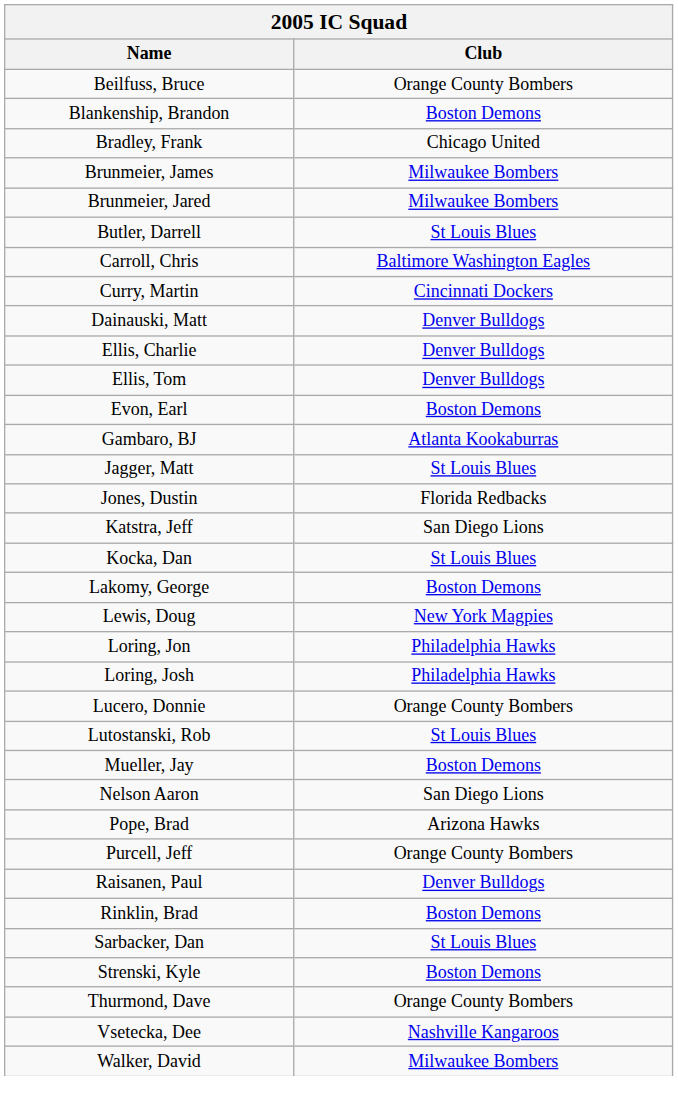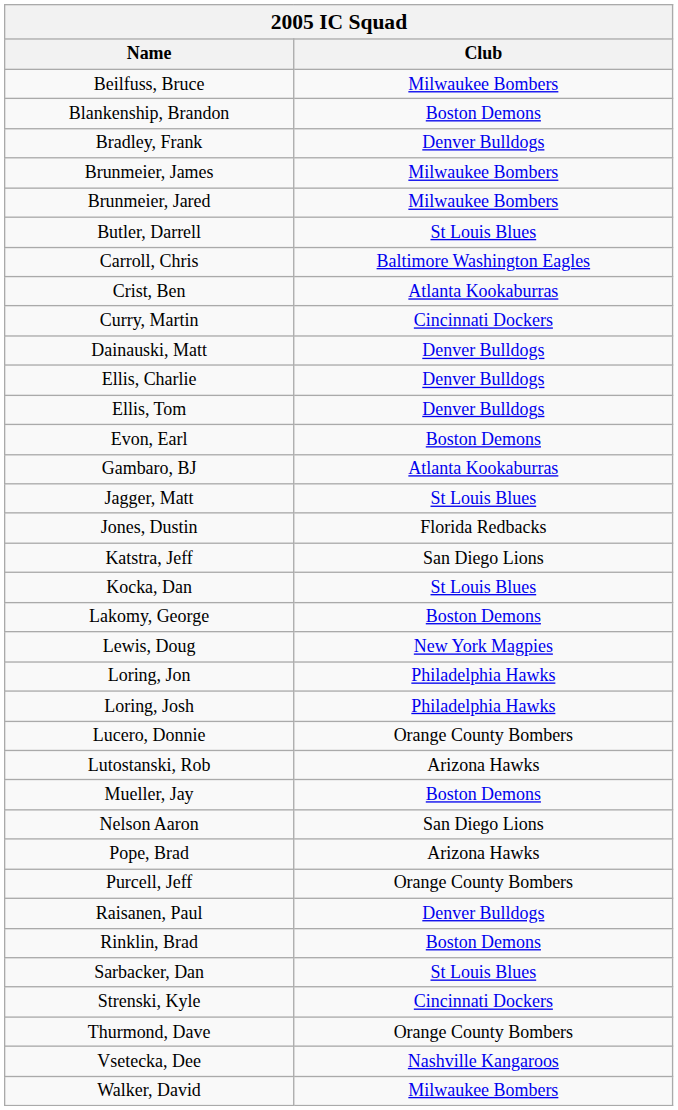(483, 83) Orange County Bombers -> (483, 83) Milwaukee Bombers
(483, 142) Chicago United -> (483, 142) Denver Bulldogs
+ row: (149, 290)
(483, 735) St Louis Blues -> (483, 764) Arizona Hawks
(483, 971) Boston Demons -> (483, 1001) Cincinnati Dockers
